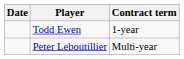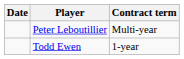rows swapped: (57, 29) <-> (70, 46)
